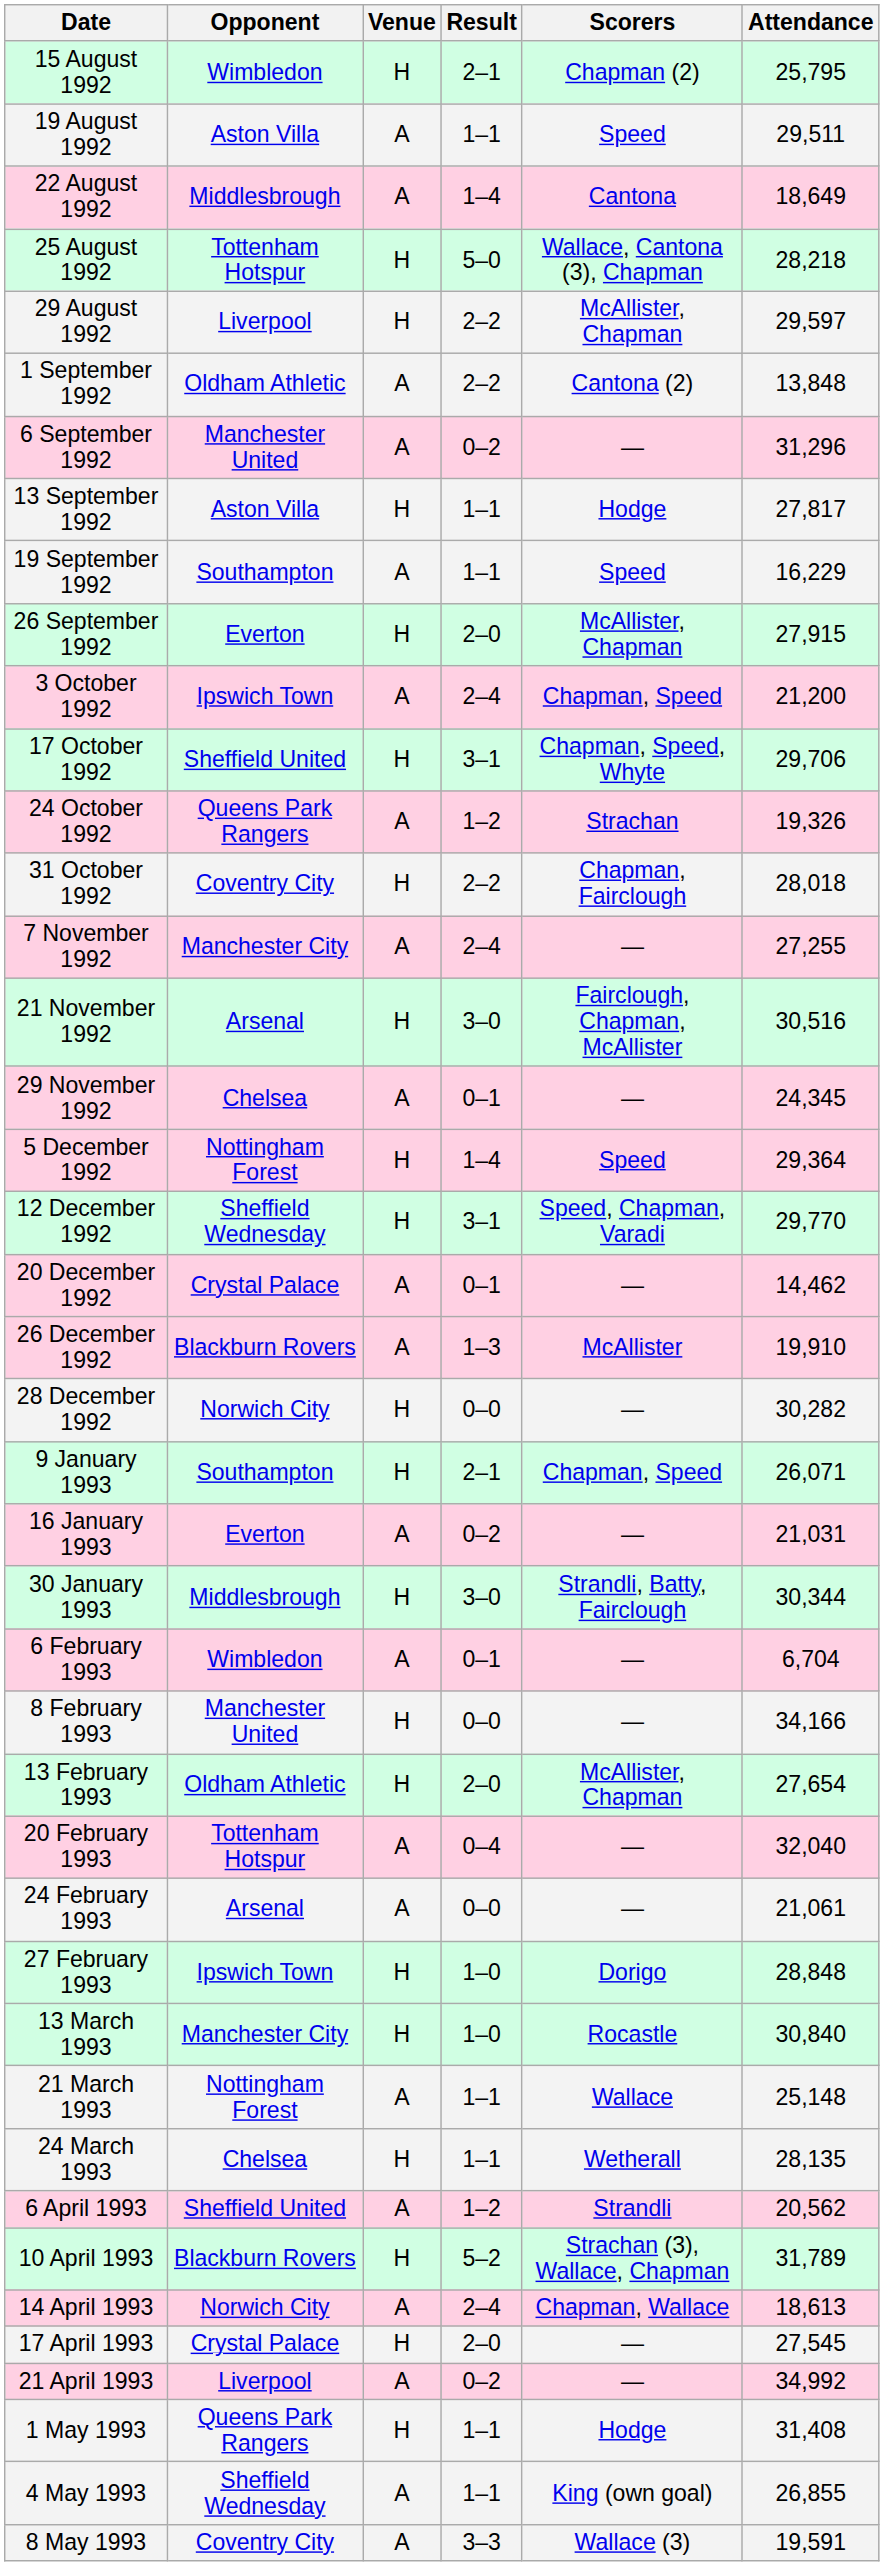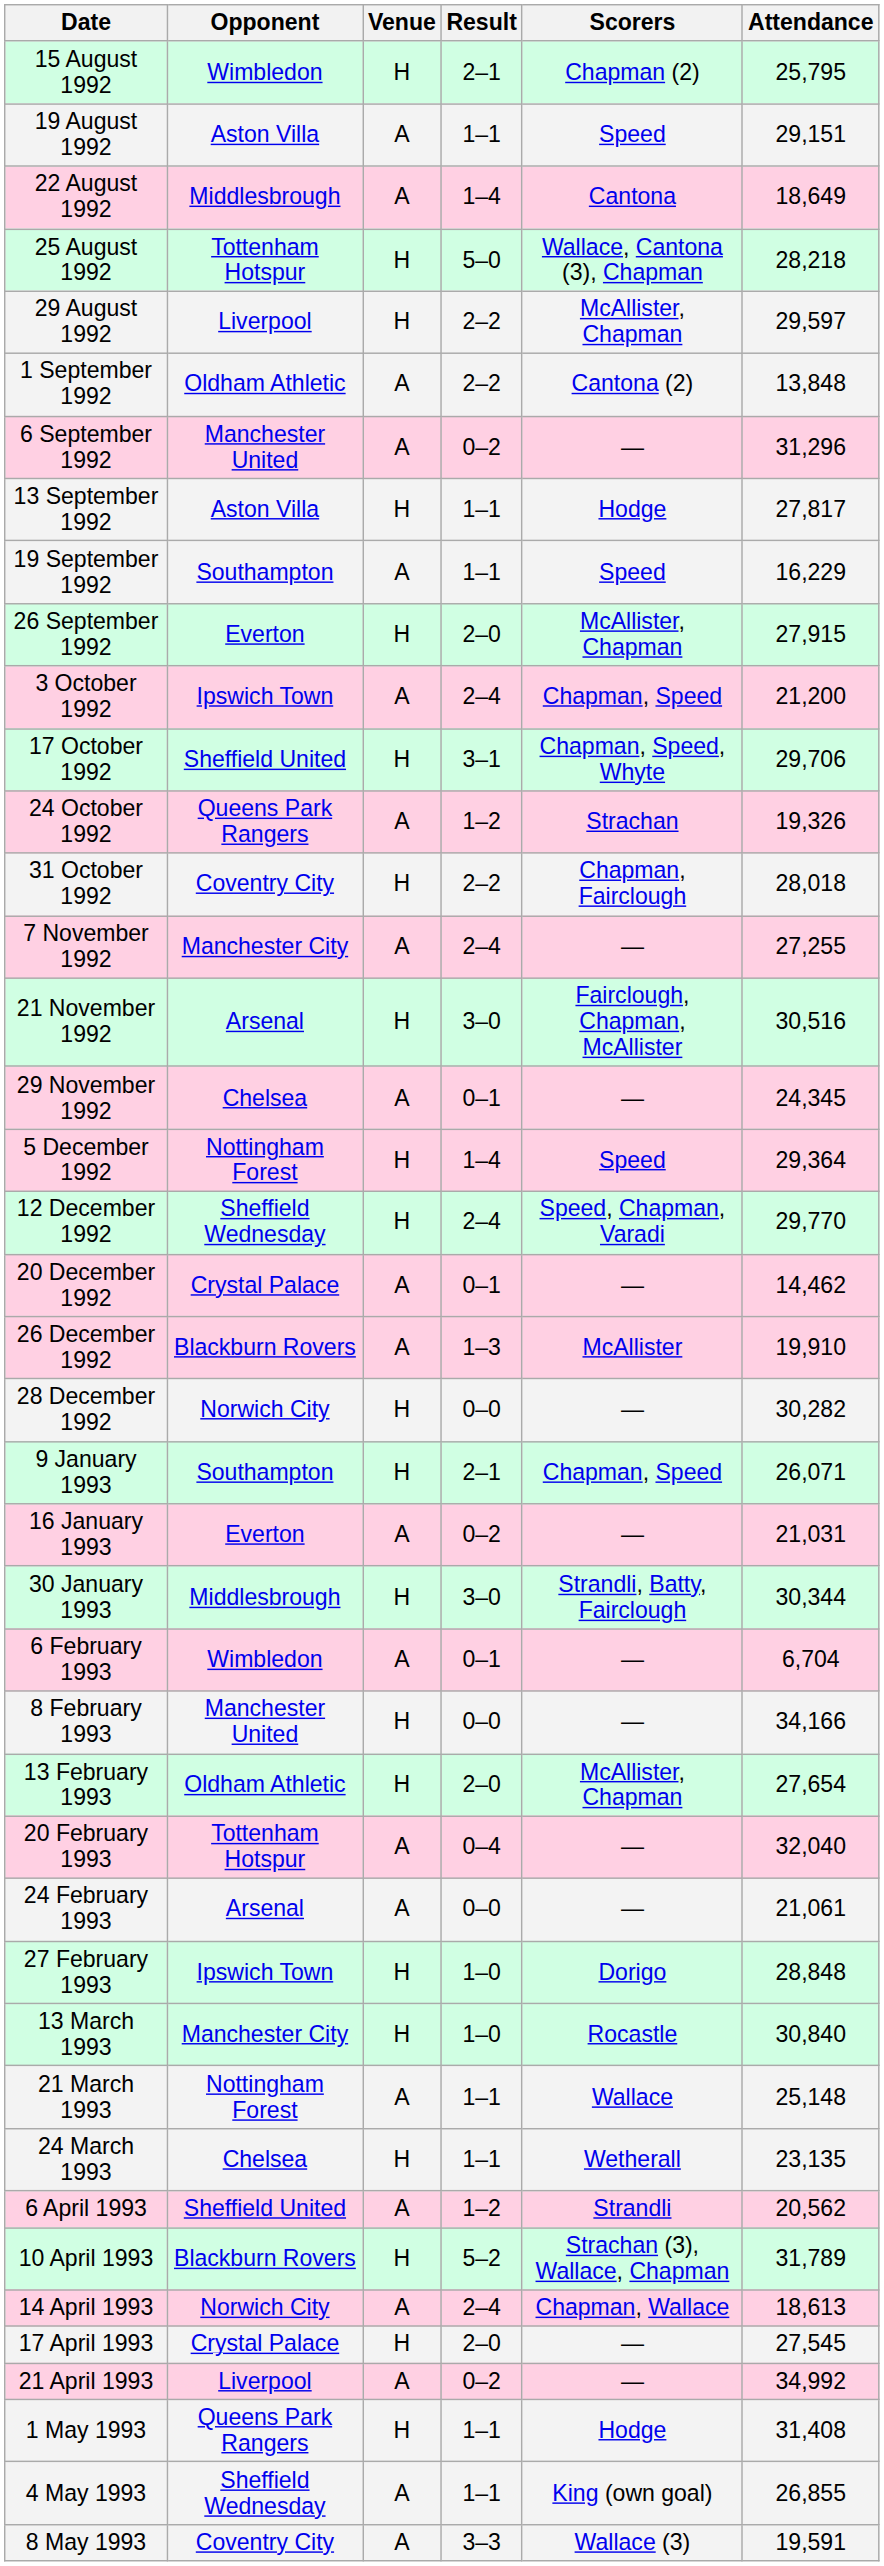(811, 134) 29,511 -> (811, 134) 29,151
(482, 1222) 3–1 -> (482, 1222) 2–4
(811, 2159) 28,135 -> (811, 2159) 23,135
